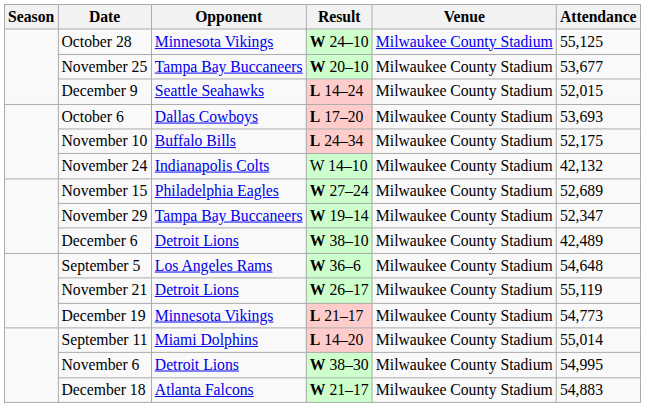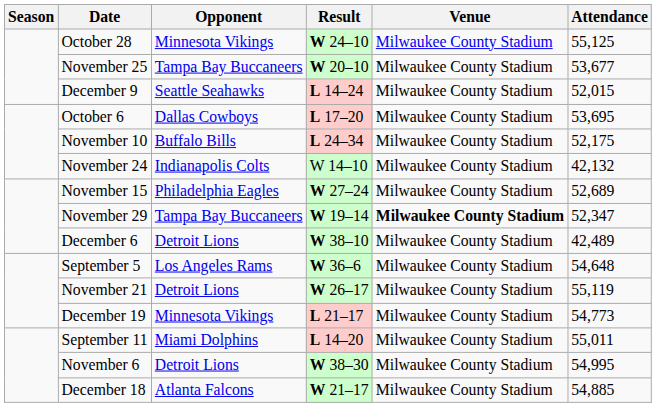(581, 116) 53,693 -> (593, 116) 53,695
(464, 215) normal -> (470, 215) bold
(581, 340) 55,014 -> (593, 340) 55,011
(581, 389) 54,883 -> (593, 389) 54,885
